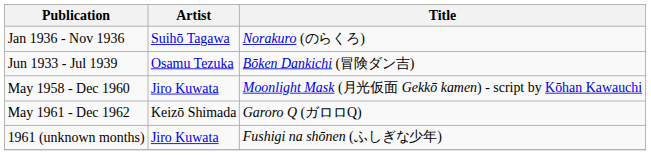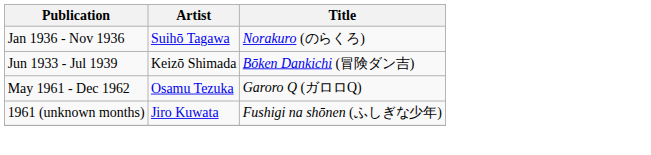(192, 63) Osamu Tezuka -> (194, 63) Keizō Shimada
- row: (69, 88)
(194, 112) Keizō Shimada -> (192, 88) Osamu Tezuka
